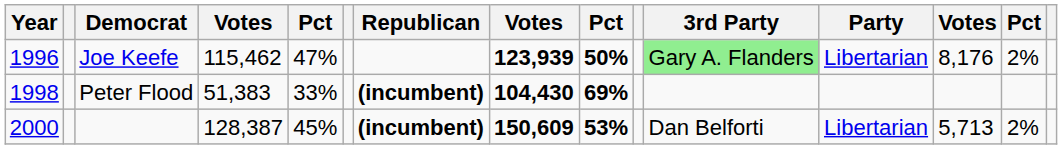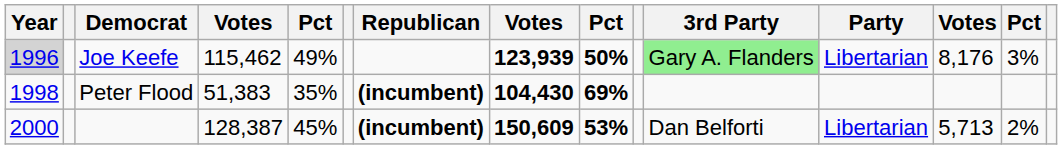(34, 57) no background -> (34, 57) lightgrey background
(315, 57) 47% -> (315, 57) 49%
(1023, 57) 2% -> (1023, 57) 3%
(315, 92) 33% -> (315, 92) 35%
